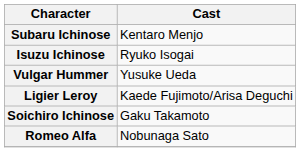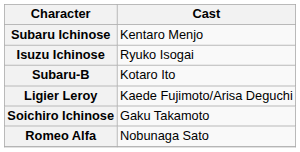- row: (61, 75)
+ row: (61, 75)
